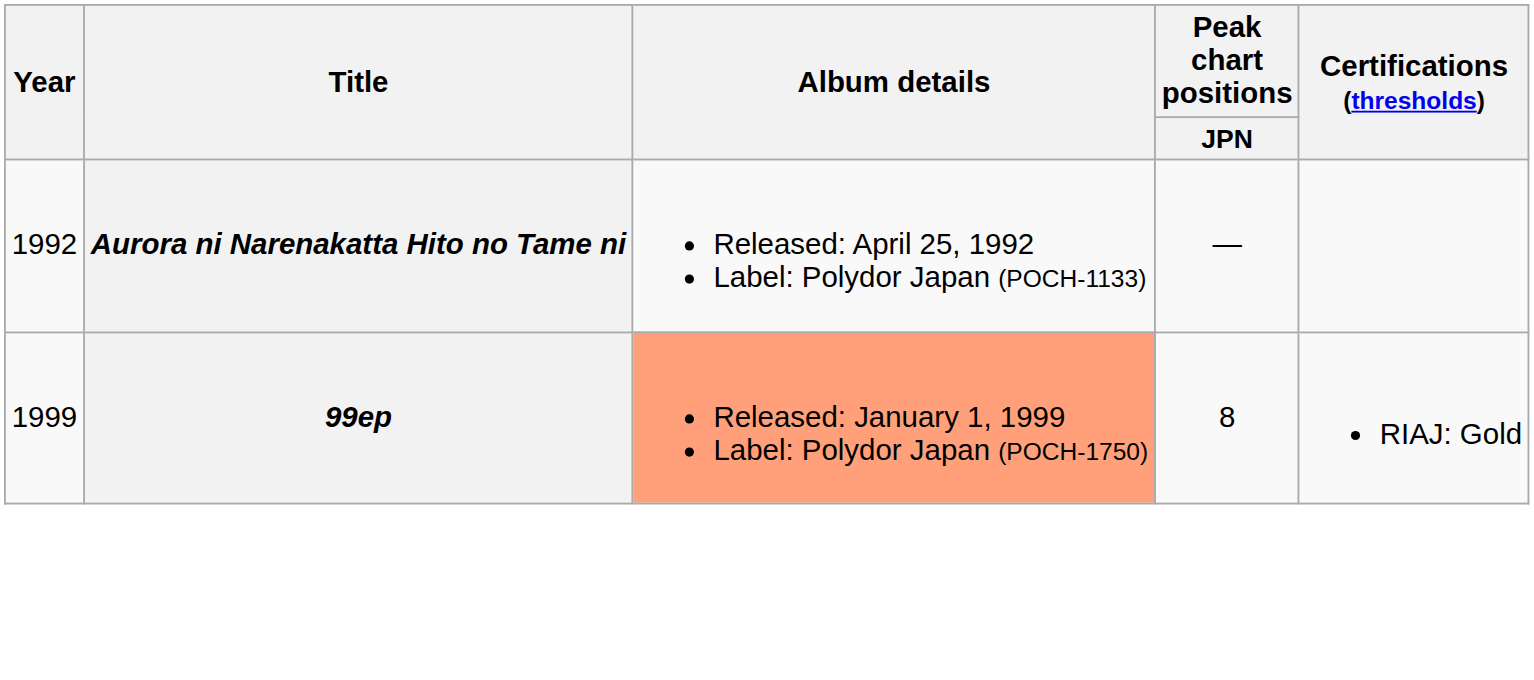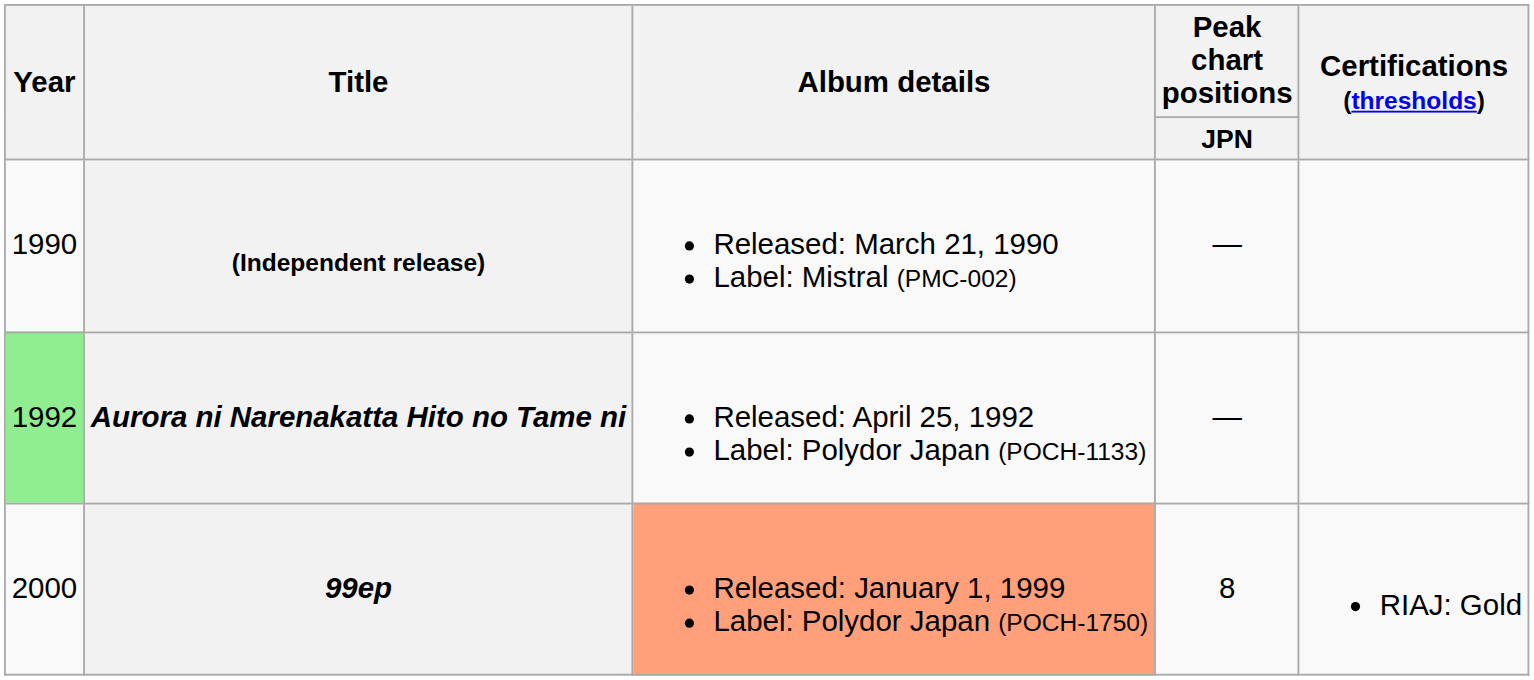+ row: (359, 263)
(44, 245) no background -> (44, 417) lightgreen background
(44, 417) 1999 -> (44, 588) 2000
